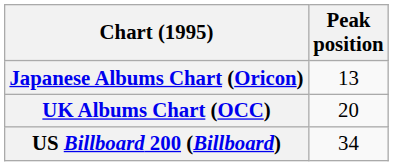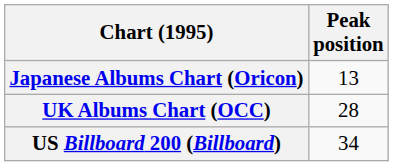(348, 110) 20 -> (348, 110) 28
